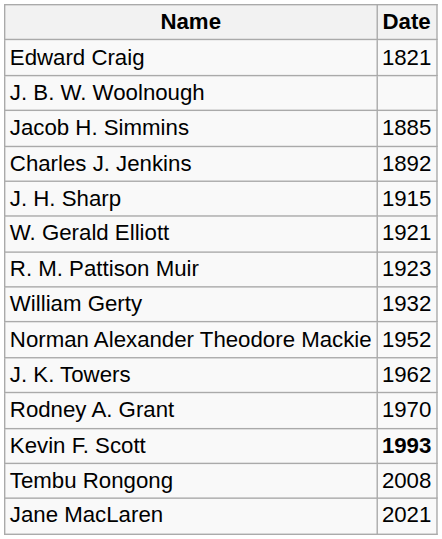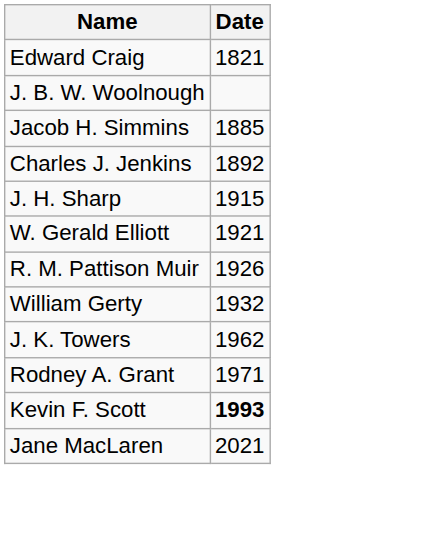(407, 269) 1923 -> (240, 269) 1926
- row: (191, 339)
(407, 410) 1970 -> (240, 374) 1971
- row: (91, 480)
